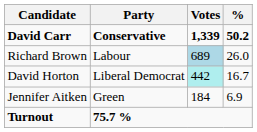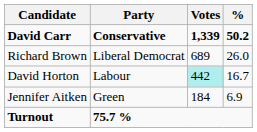(112, 55) Labour -> (139, 55) Liberal Democrat
(200, 55) lightblue background -> (200, 55) no background
(139, 76) Liberal Democrat -> (112, 76) Labour
